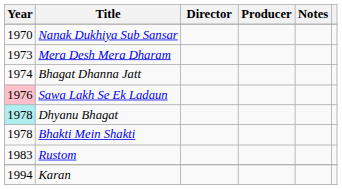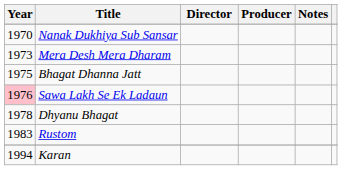(20, 74) 1974 -> (20, 74) 1975
(20, 114) paleturquoise background -> (20, 114) no background
- row: (87, 134)
